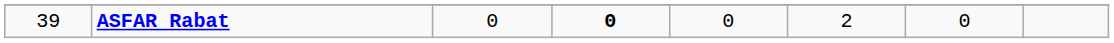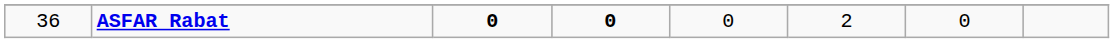(48, 21) 39 -> (48, 21) 36
(492, 21) normal -> (492, 21) bold
